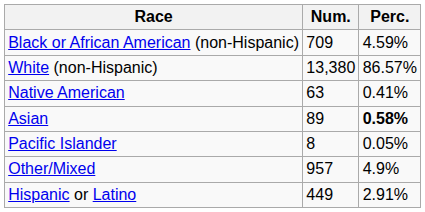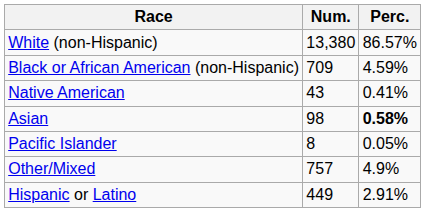rows swapped: (83, 67) <-> (154, 42)
(315, 93) 63 -> (315, 93) 43
(315, 118) 89 -> (315, 118) 98
(320, 169) 957 -> (320, 169) 757
